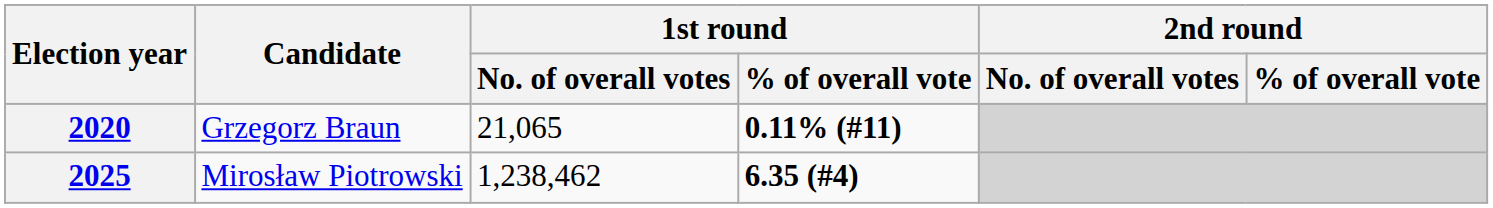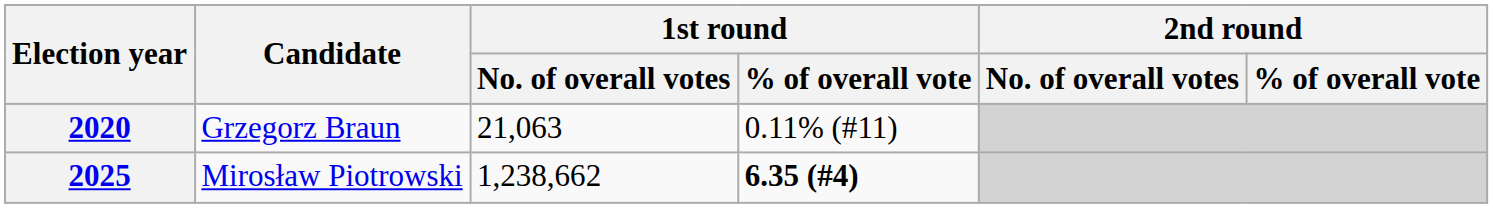(520, 127) 21,065 -> (520, 127) 21,063
(823, 127) bold -> (821, 127) normal
(539, 176) 1,238,462 -> (539, 176) 1,238,662
